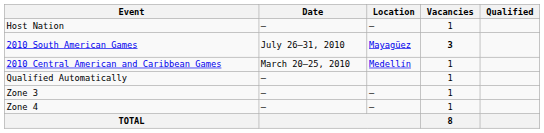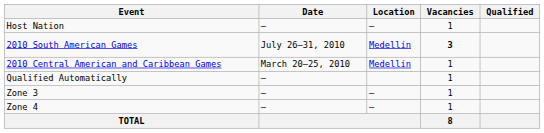(390, 45) Mayagüez -> (390, 45) Medellín
